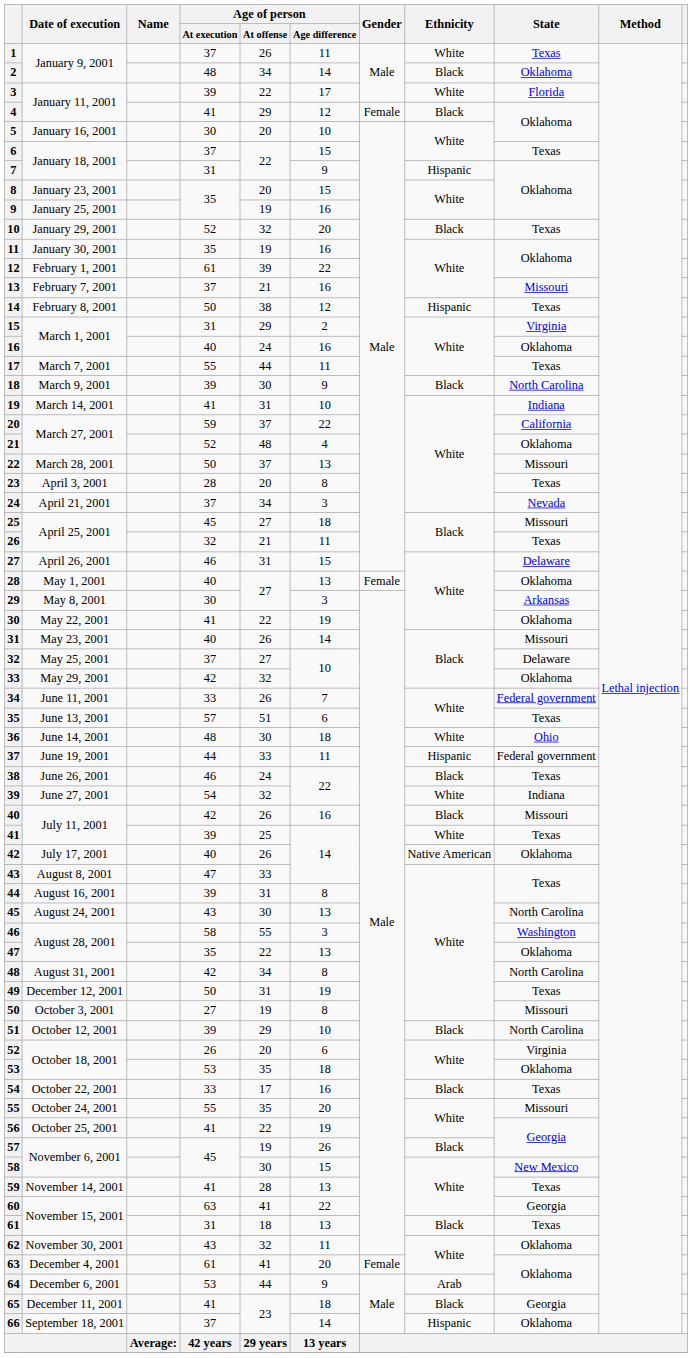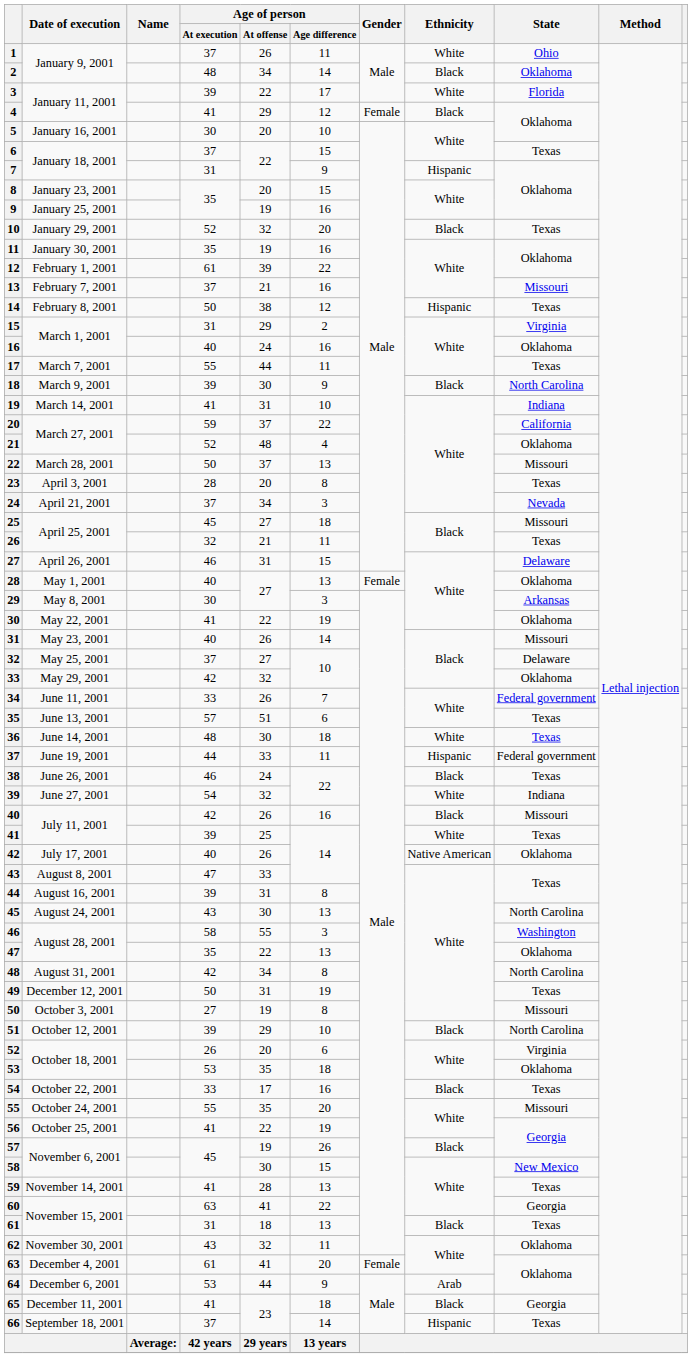(546, 53) Texas -> (546, 53) Ohio
(546, 737) Ohio -> (546, 737) Texas
(546, 1323) Oklahoma -> (546, 1323) Texas
